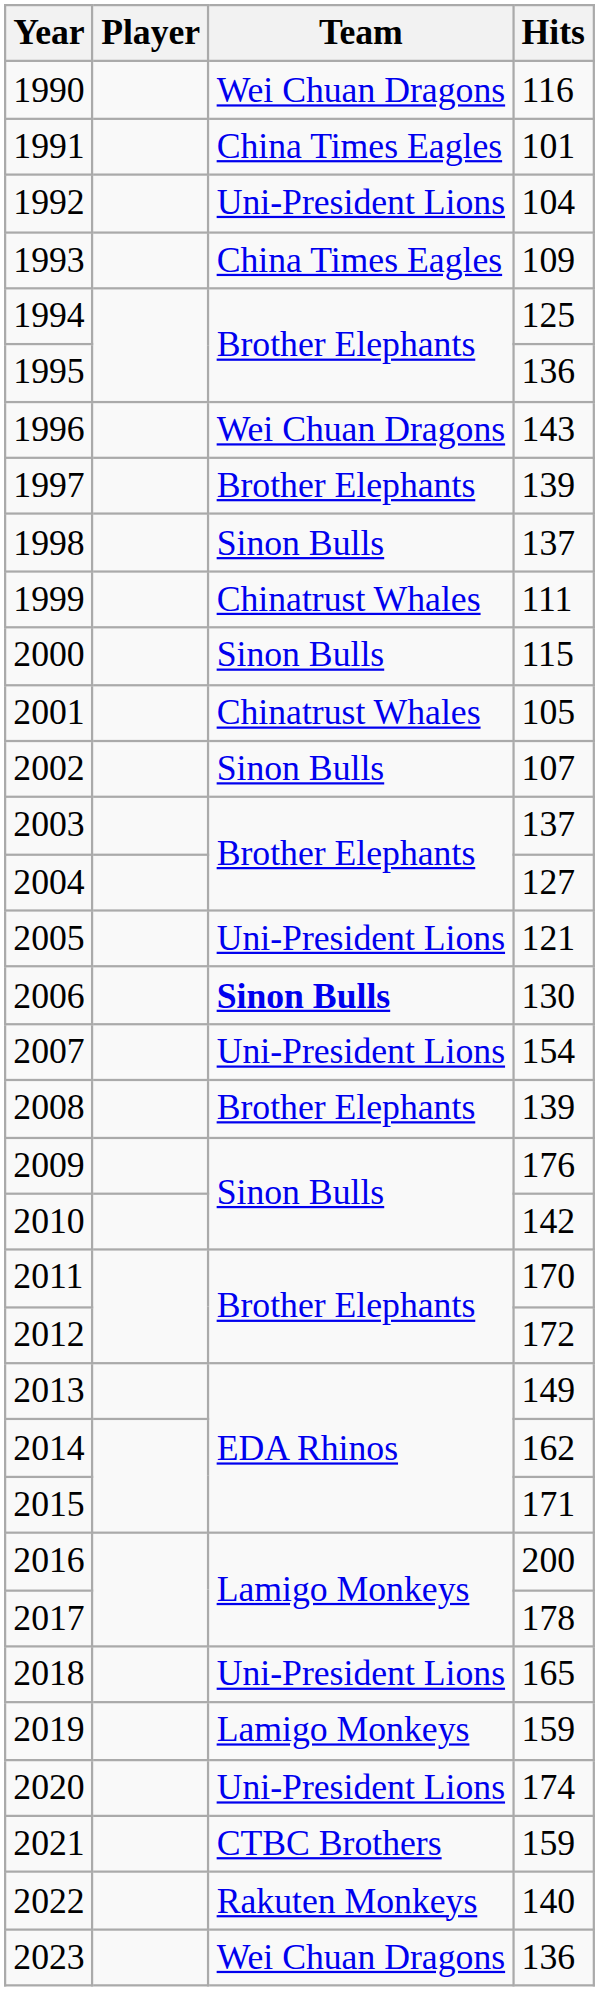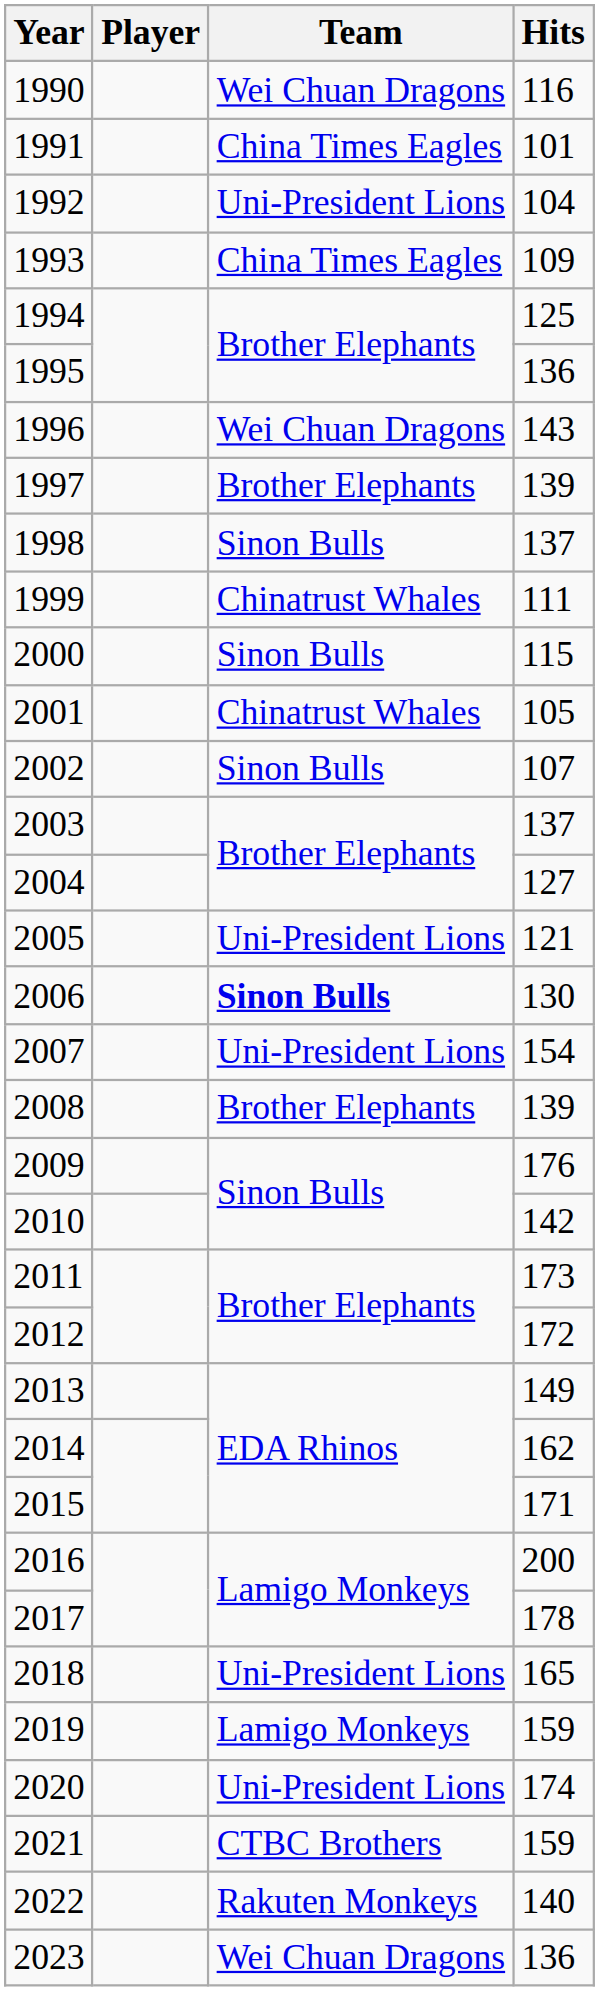(548, 1277) 170 -> (548, 1277) 173
